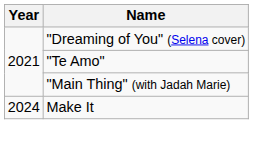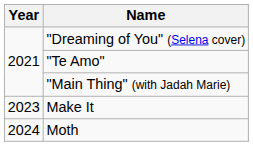(24, 107) 2024 -> (24, 107) 2023
+ row: (62, 130)
